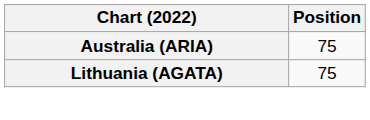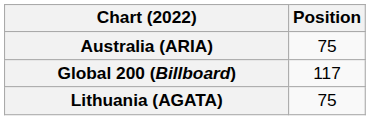+ row: (147, 73)
